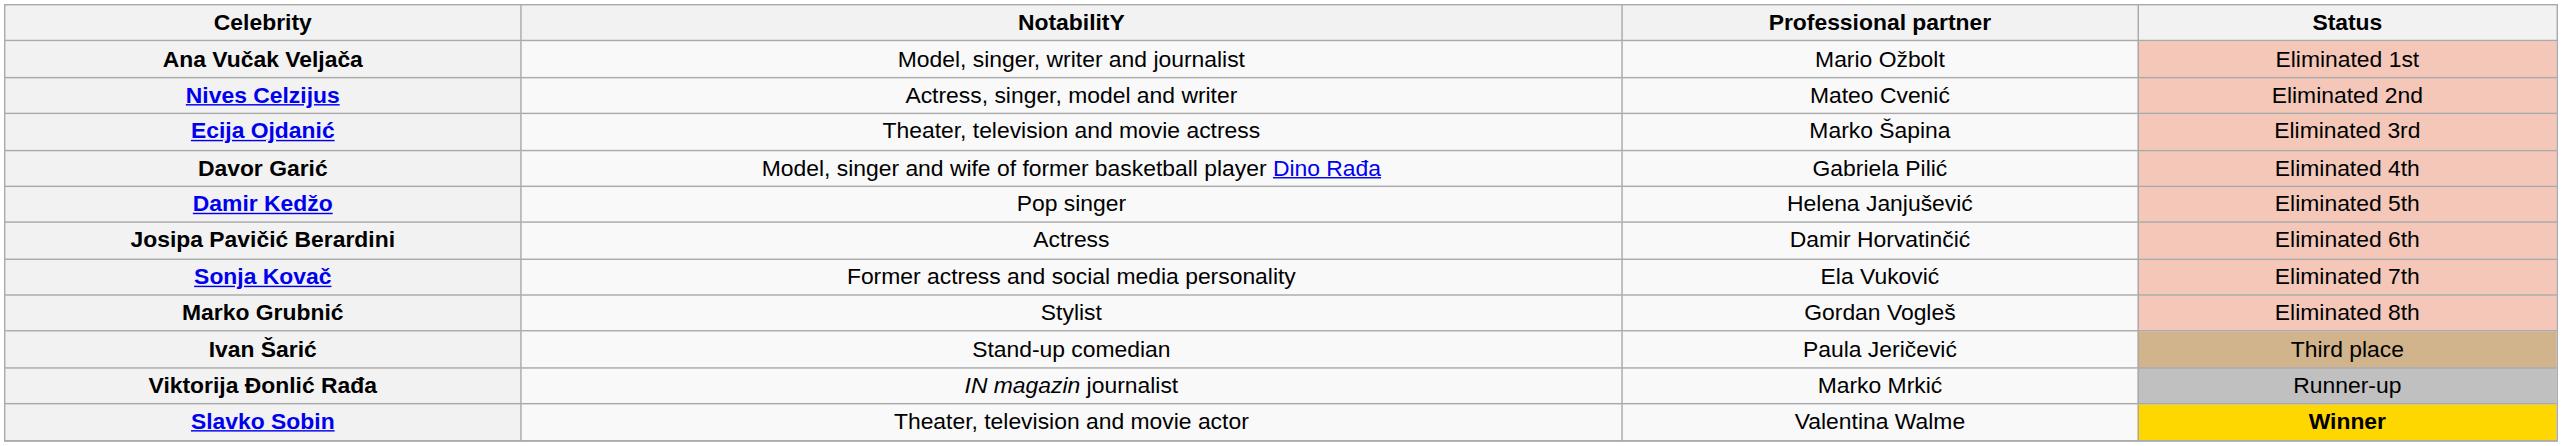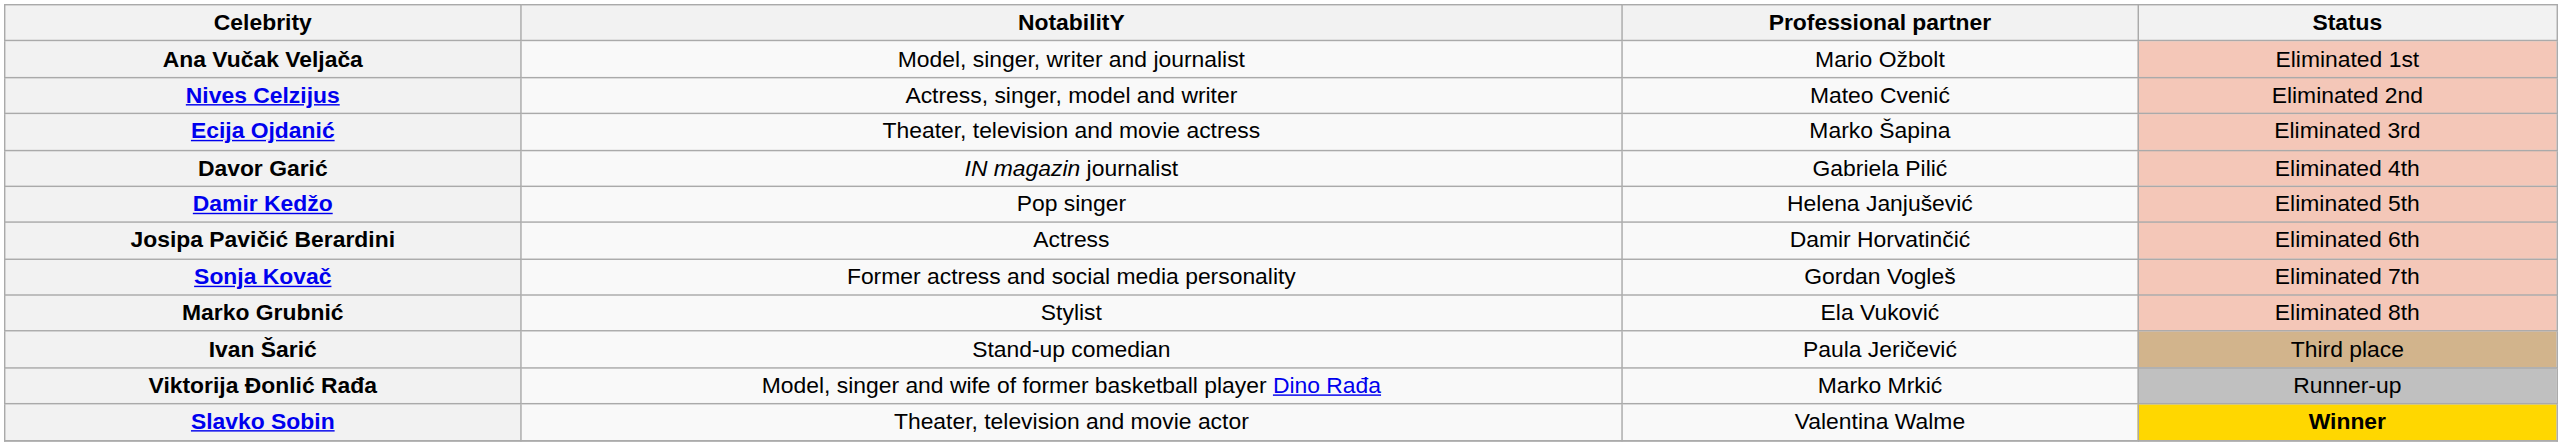(1071, 167) Model, singer and wife of former basketball player Dino Rađa -> (1071, 167) IN magazin journalist
(1880, 276) Ela Vuković -> (1880, 276) Gordan Vogleš
(1880, 312) Gordan Vogleš -> (1880, 312) Ela Vuković
(1071, 385) IN magazin journalist -> (1071, 385) Model, singer and wife of former basketball player Dino Rađa
